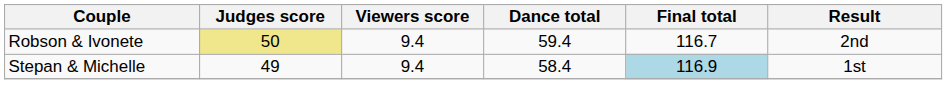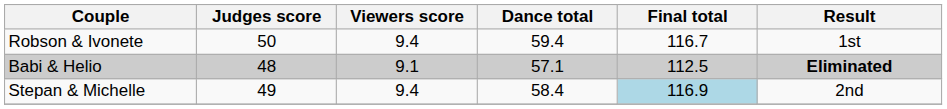(270, 41) khaki background -> (267, 41) no background
(855, 41) 2nd -> (849, 41) 1st
+ row: (55, 66)
(855, 66) 1st -> (849, 91) 2nd
